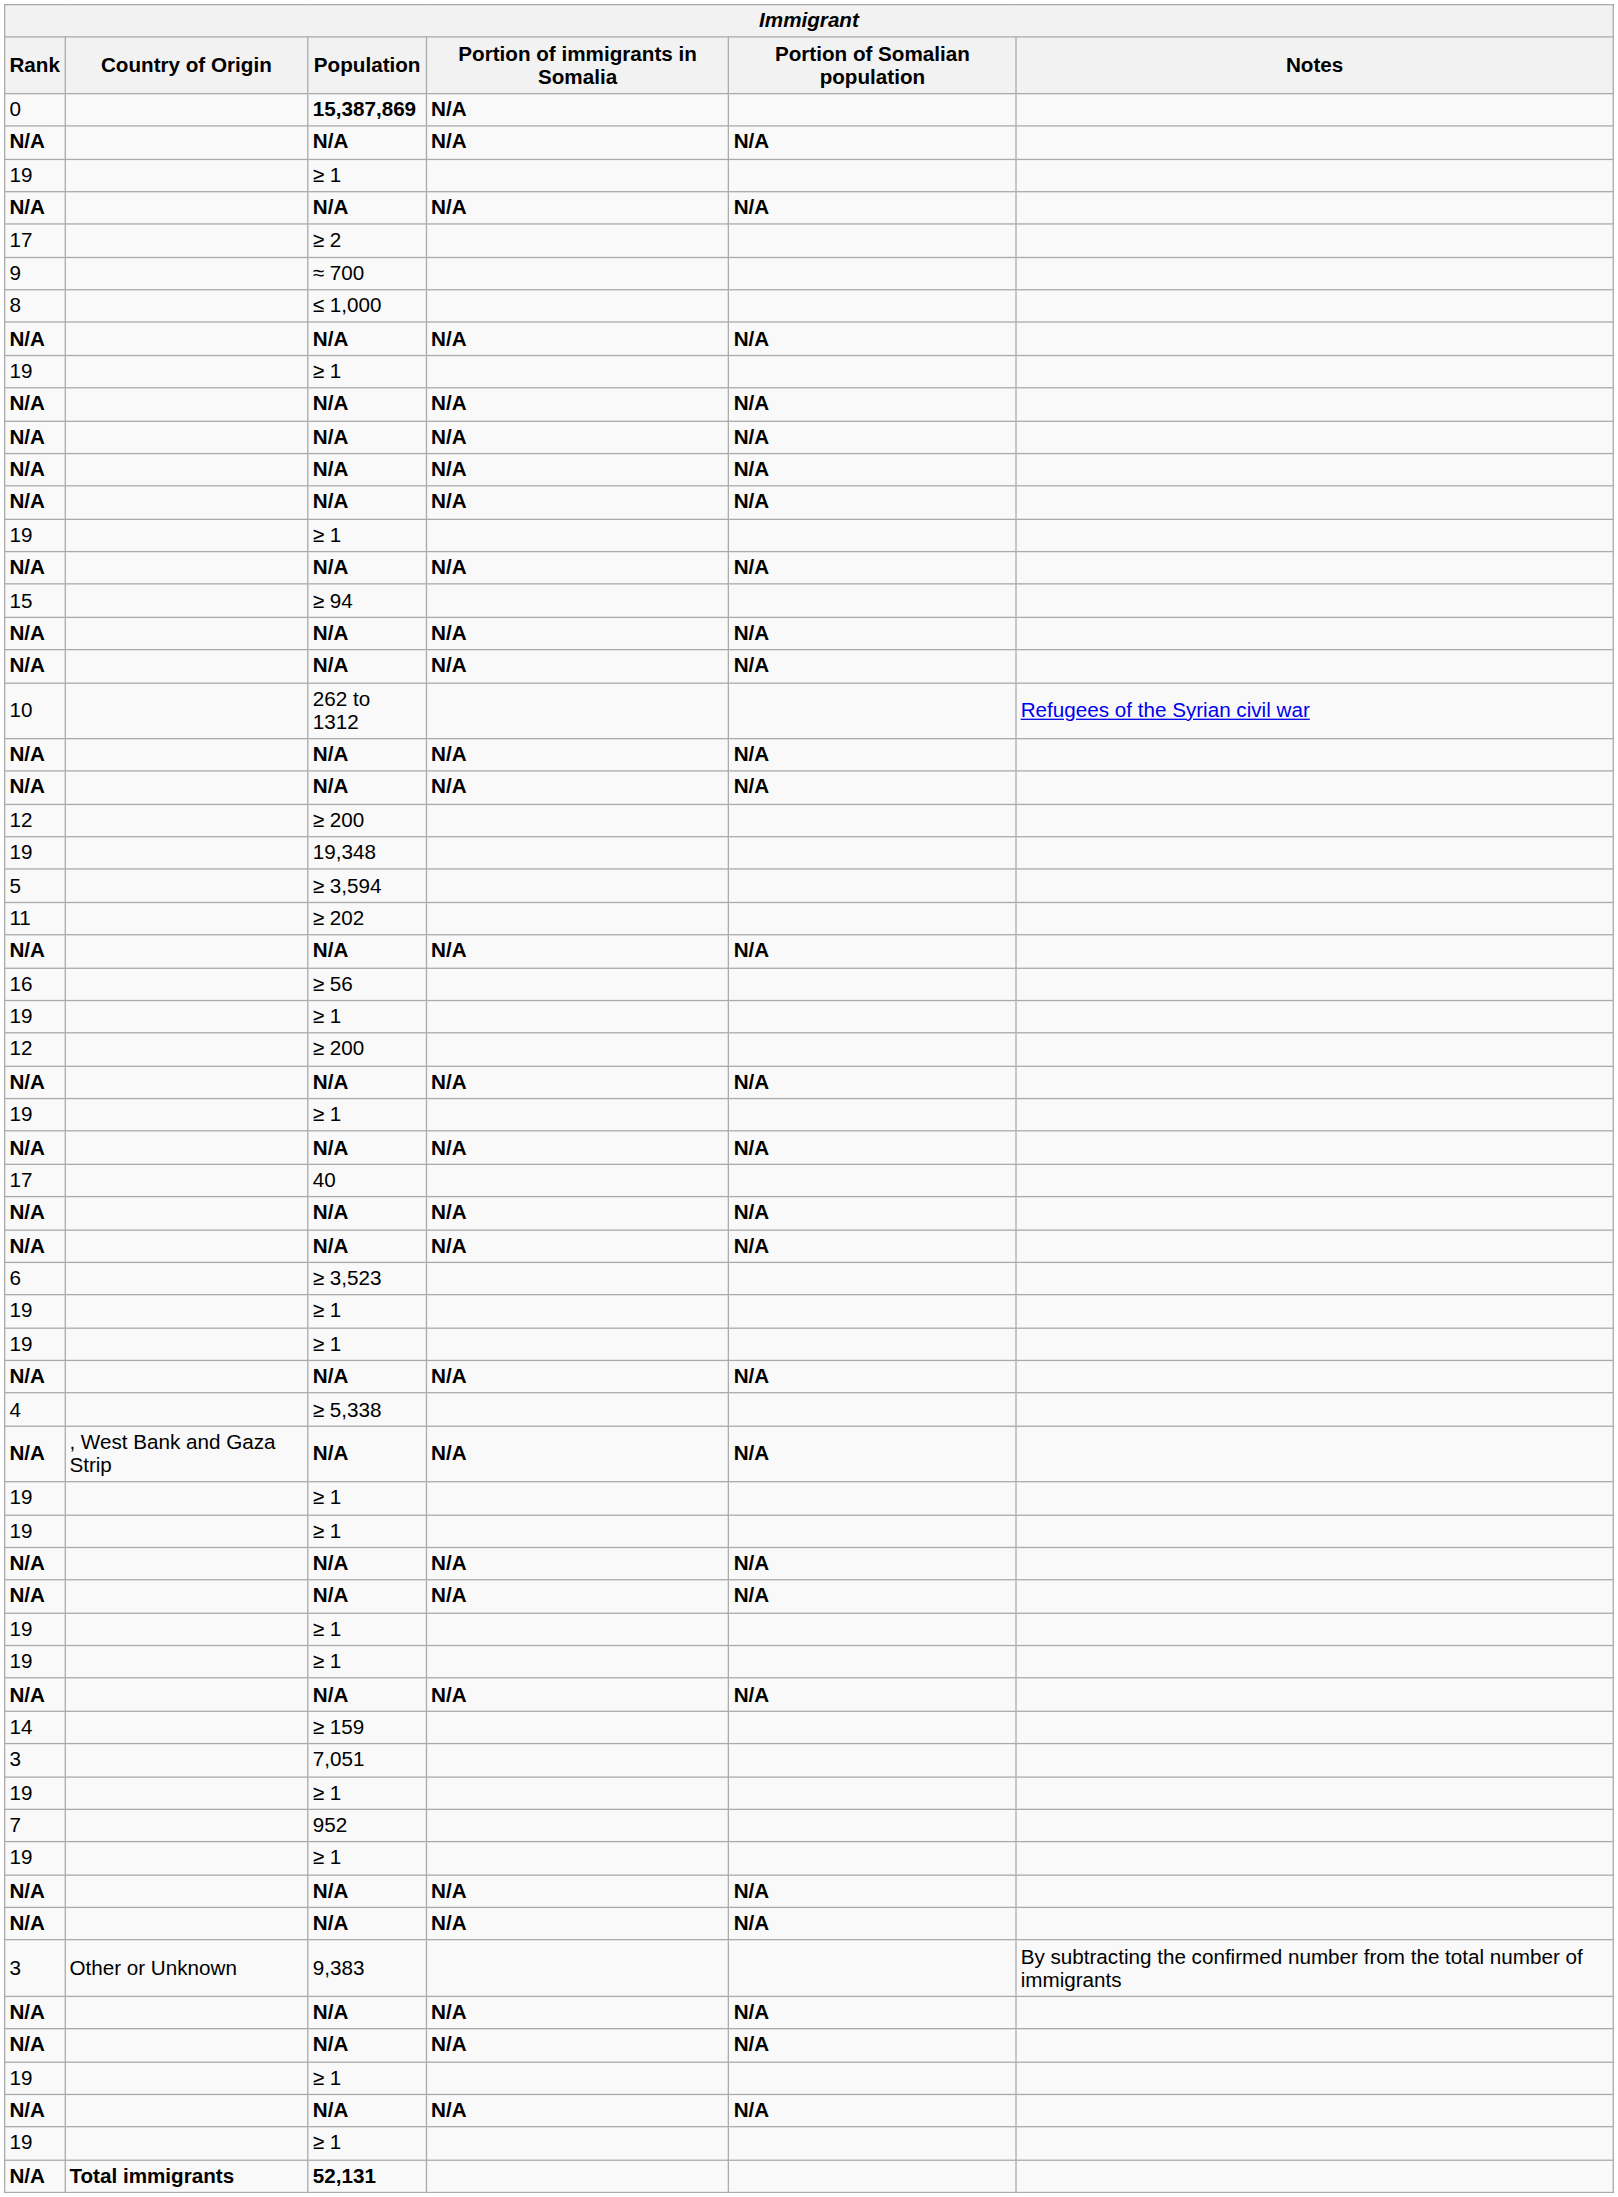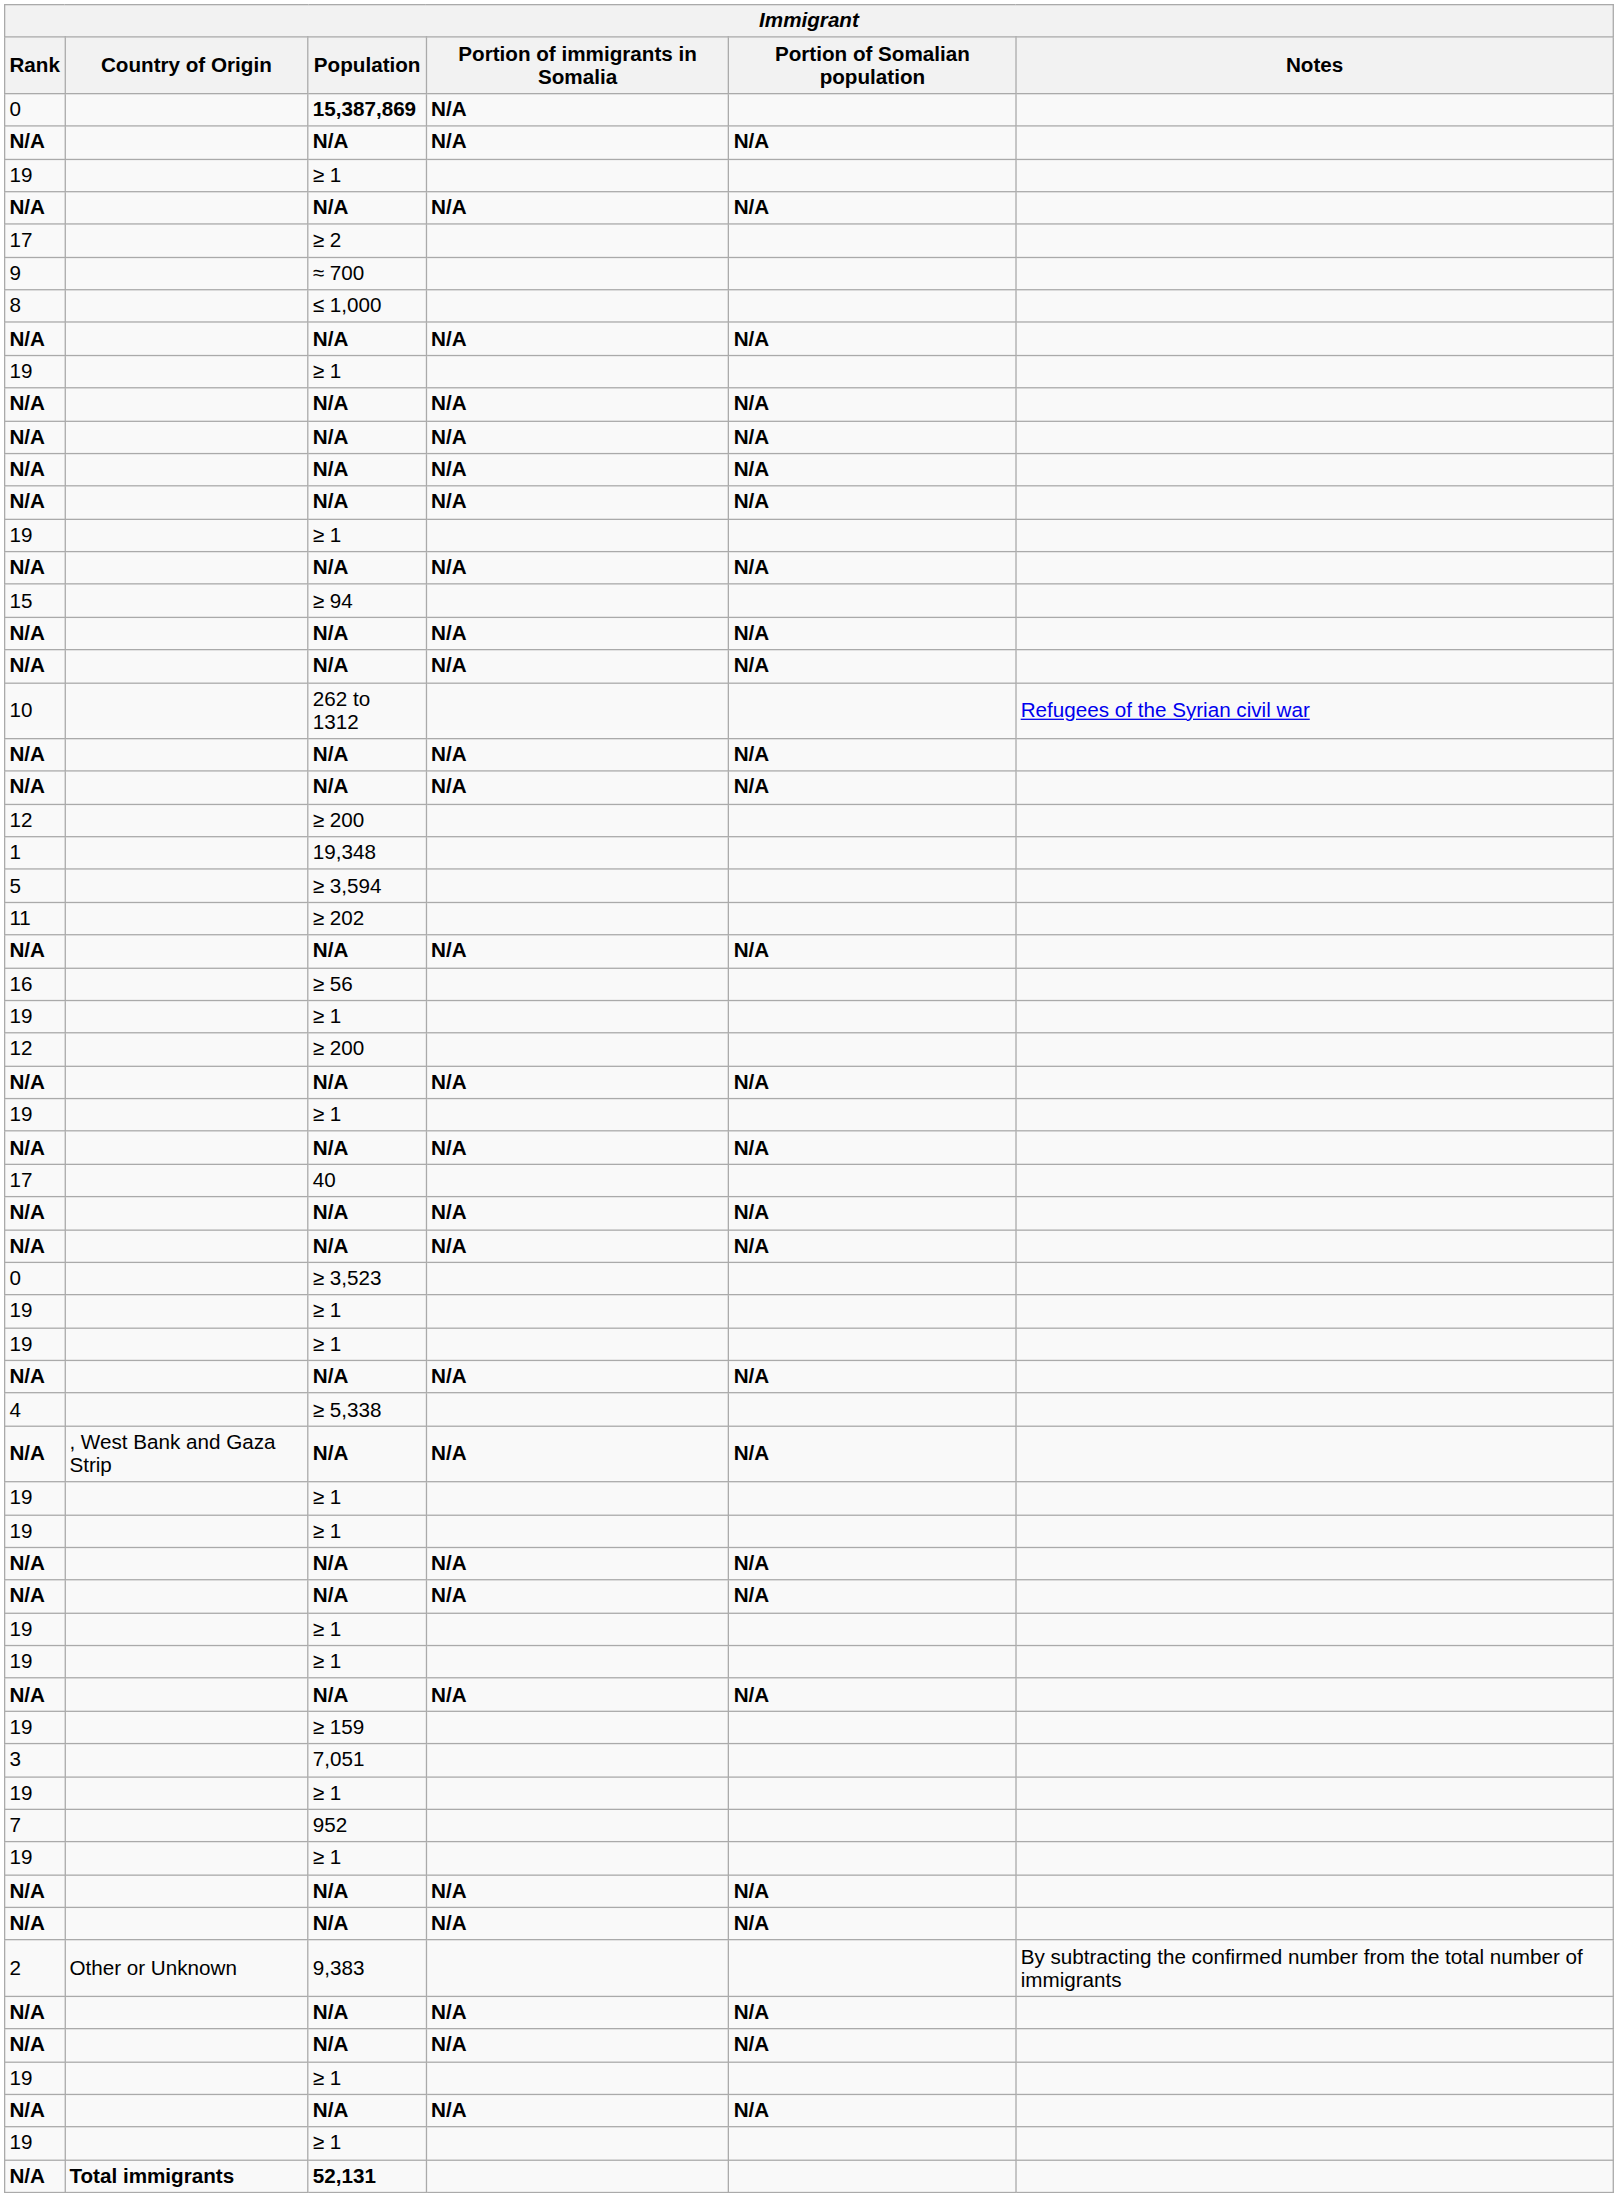(21, 852) 19 -> (15, 852) 1
(15, 1278) 6 -> (15, 1278) 0
(21, 1727) 14 -> (21, 1727) 19
(15, 1967) 3 -> (15, 1967) 2
